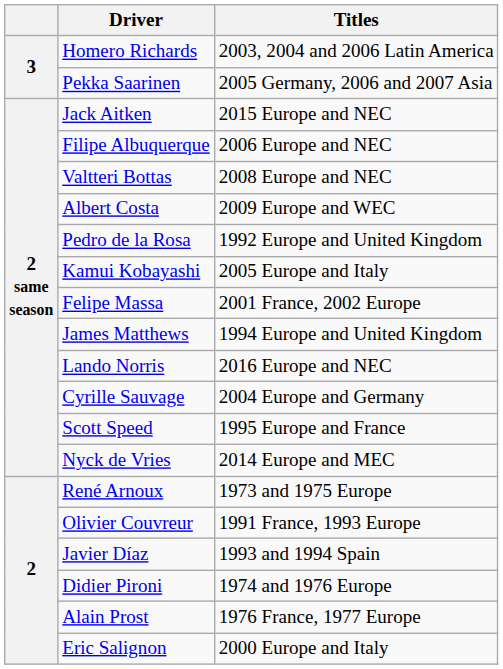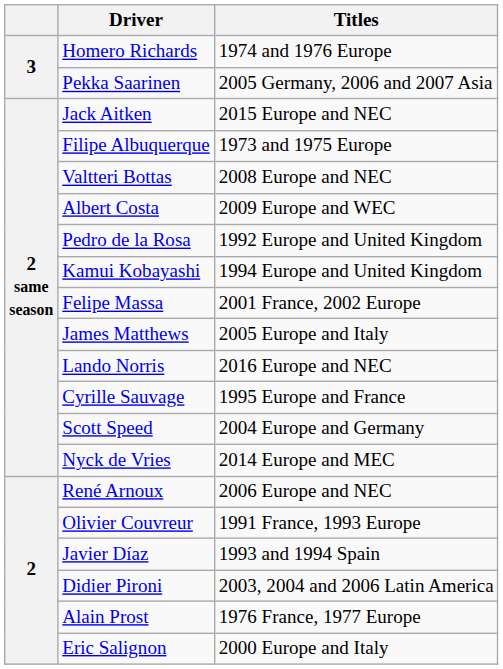(356, 51) 2003, 2004 and 2006 Latin America -> (305, 51) 1974 and 1976 Europe
(305, 145) 2006 Europe and NEC -> (305, 145) 1973 and 1975 Europe
(304, 271) 2005 Europe and Italy -> (350, 271) 1994 Europe and United Kingdom
(350, 333) 1994 Europe and United Kingdom -> (304, 333) 2005 Europe and Italy
(322, 396) 2004 Europe and Germany -> (312, 396) 1995 Europe and France
(312, 428) 1995 Europe and France -> (322, 428) 2004 Europe and Germany
(305, 490) 1973 and 1975 Europe -> (305, 490) 2006 Europe and NEC
(305, 585) 1974 and 1976 Europe -> (356, 585) 2003, 2004 and 2006 Latin America
